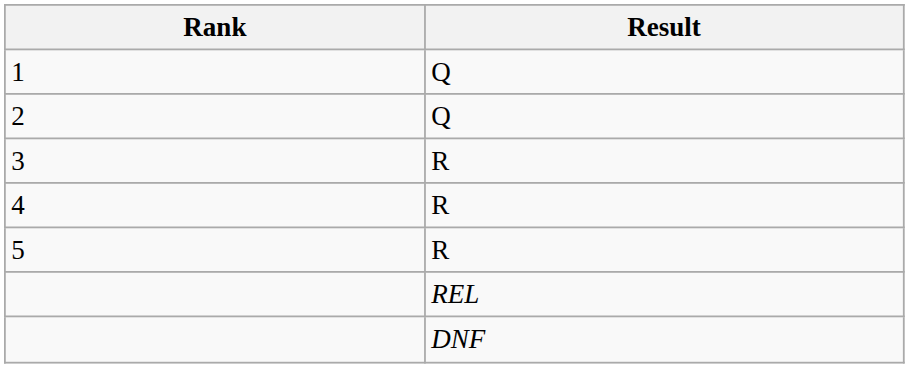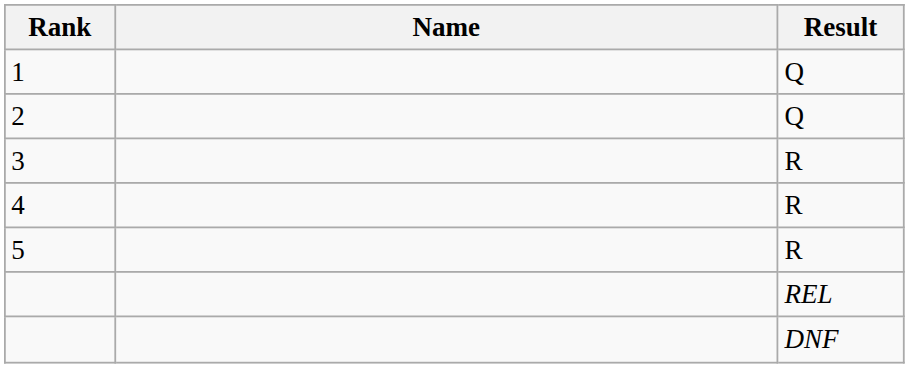+ column: (446, 26)
